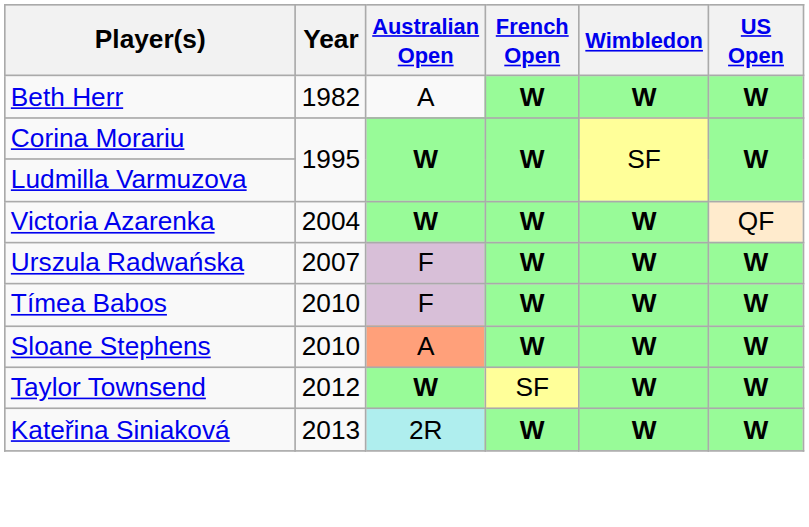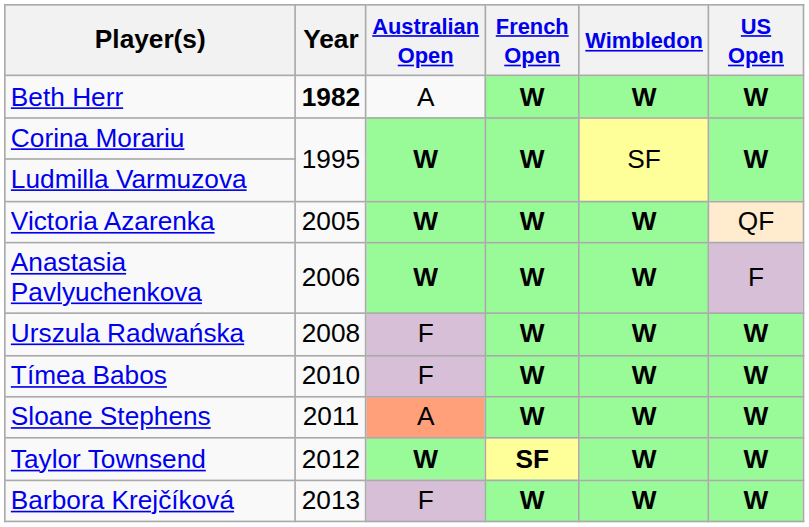(331, 96) normal -> (331, 96) bold
(331, 221) 2004 -> (331, 221) 2005
+ row: (106, 277)
(331, 262) 2007 -> (331, 334) 2008
(331, 346) 2010 -> (331, 417) 2011
(532, 387) normal -> (532, 458) bold
+ row: (122, 500)
- row: (120, 429)
